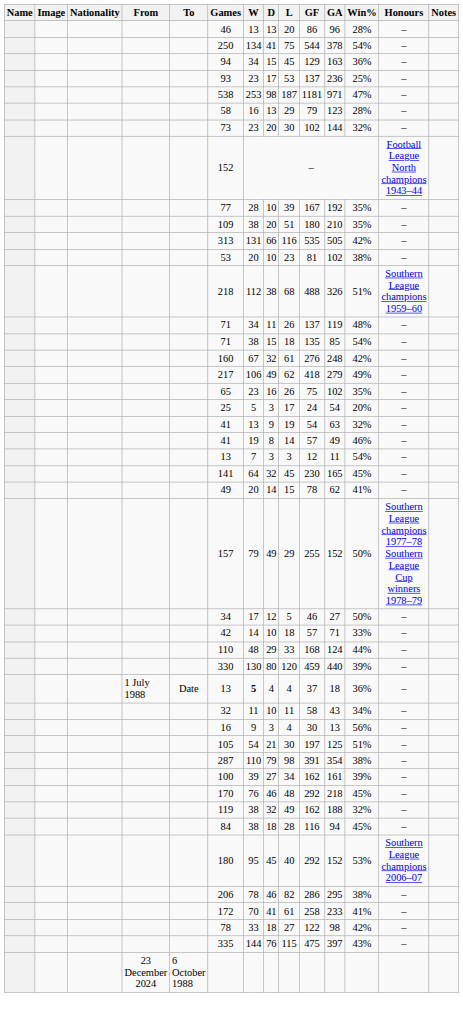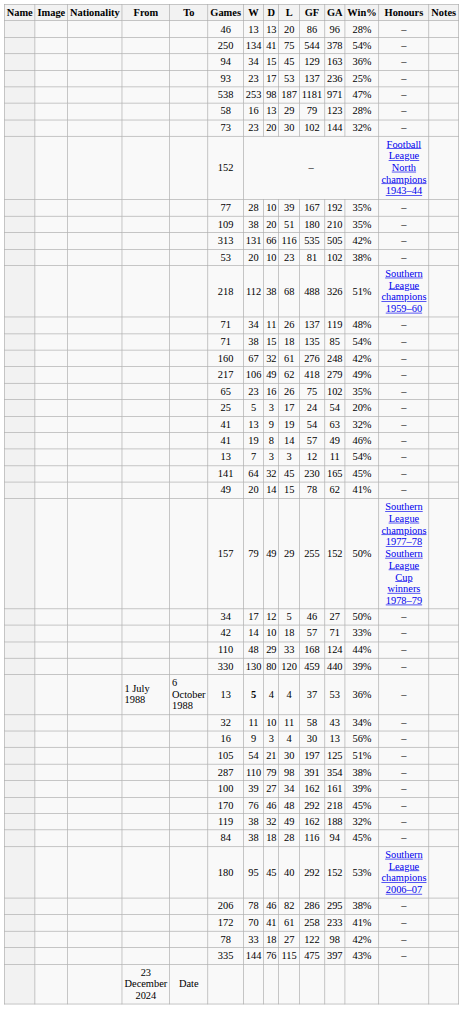(189, 688) Date -> (189, 694) 6 October 1988
(335, 688) 18 -> (335, 694) 53
(189, 972) 6 October 1988 -> (189, 984) Date
